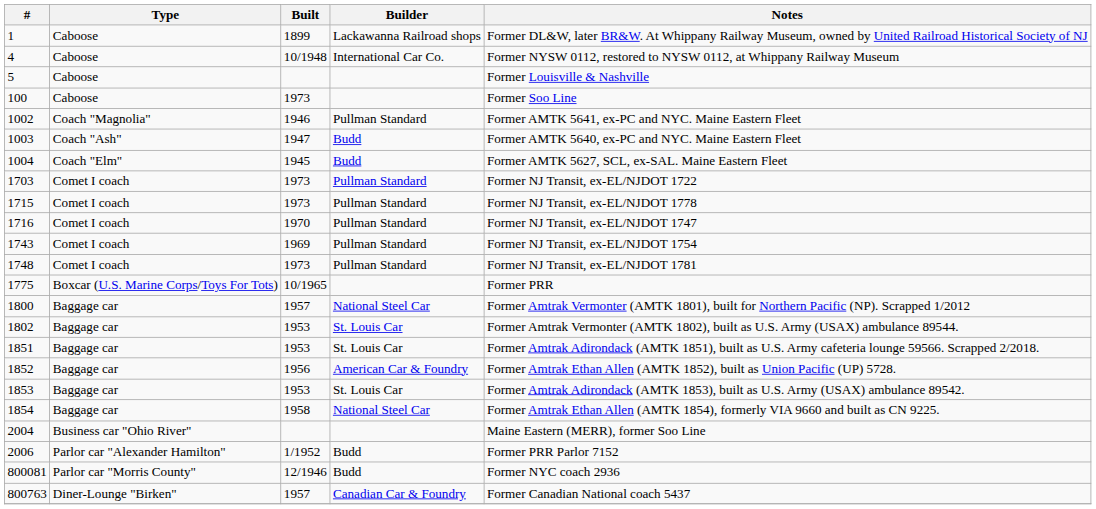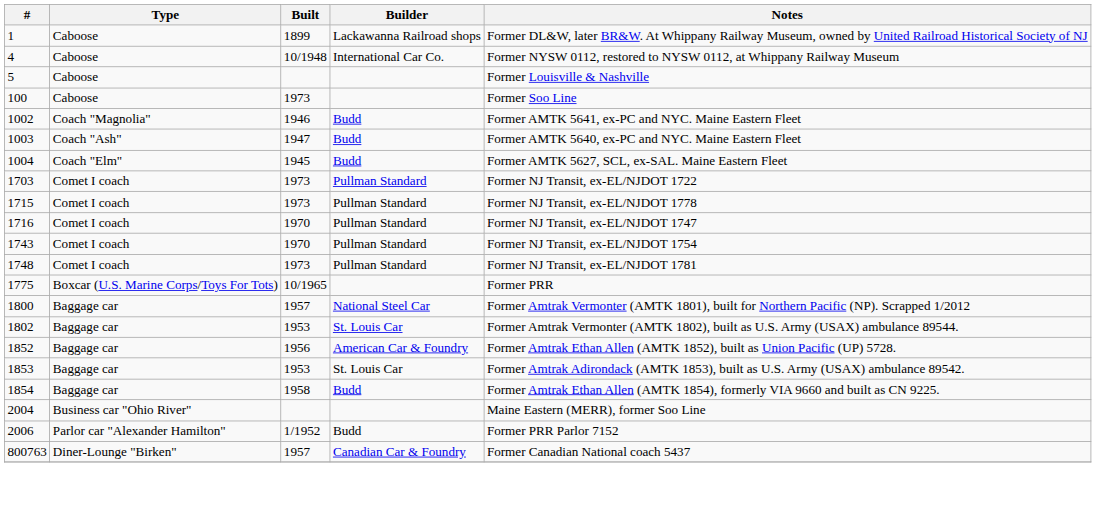(380, 118) Pullman Standard -> (347, 118) Budd
(297, 243) 1969 -> (297, 243) 1970
- row: (21, 347)
(381, 410) National Steel Car -> (347, 389) Budd
- row: (27, 472)
